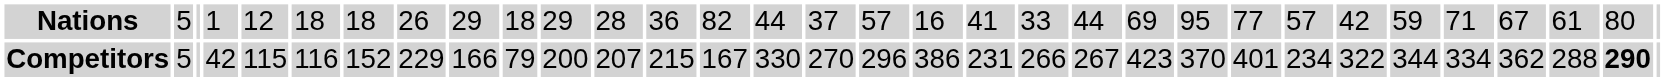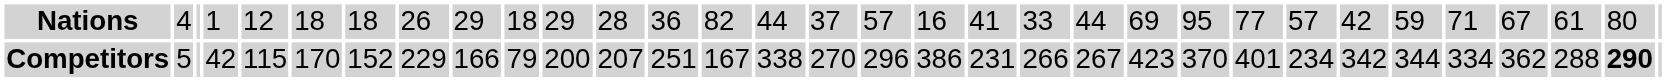(184, 21) 5 -> (184, 21) 4
(316, 59) 116 -> (317, 59) 170
(672, 59) 215 -> (674, 59) 251
(778, 59) 330 -> (780, 59) 338
(1362, 59) 322 -> (1364, 59) 342
